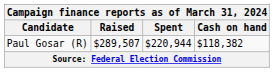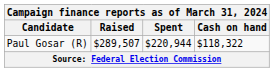(220, 44) $118,382 -> (220, 44) $118,322
